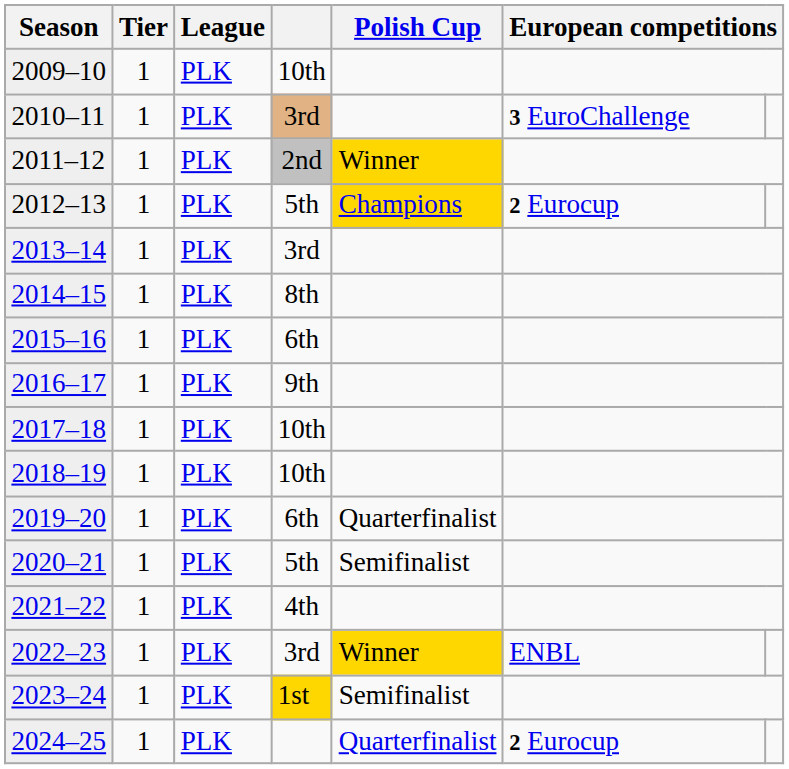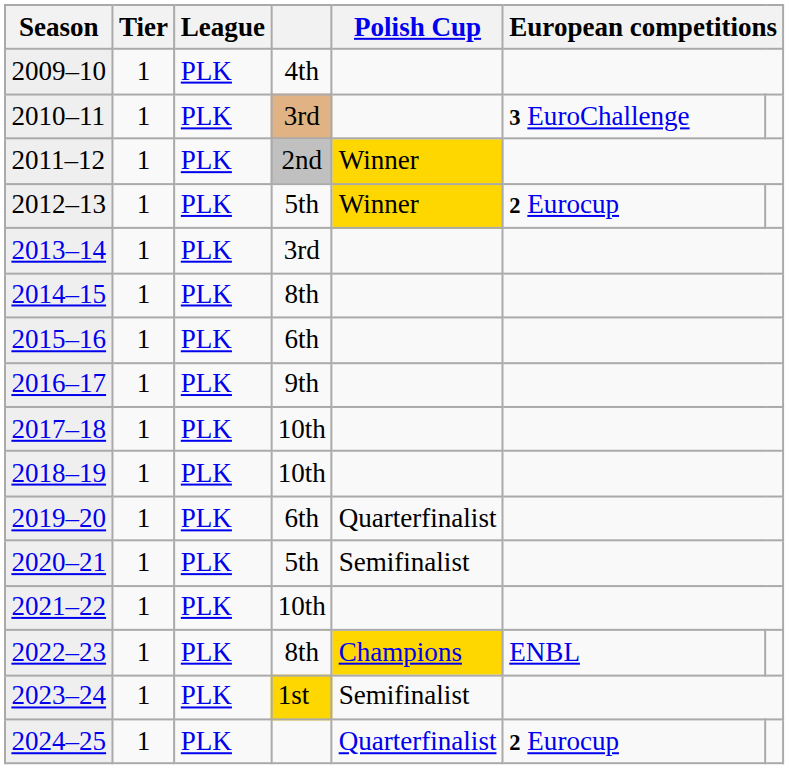(302, 71) 10th -> (302, 71) 4th
(400, 205) Champions -> (379, 205) Winner
(302, 606) 4th -> (302, 606) 10th
(302, 651) 3rd -> (302, 651) 8th
(379, 651) Winner -> (400, 651) Champions
